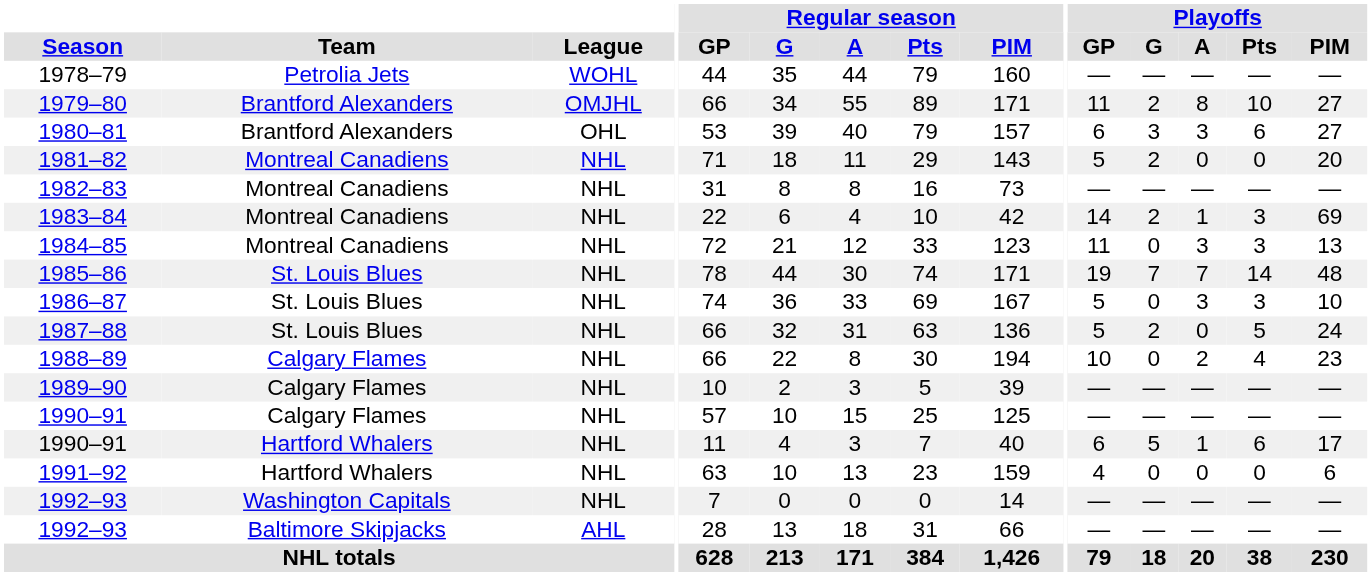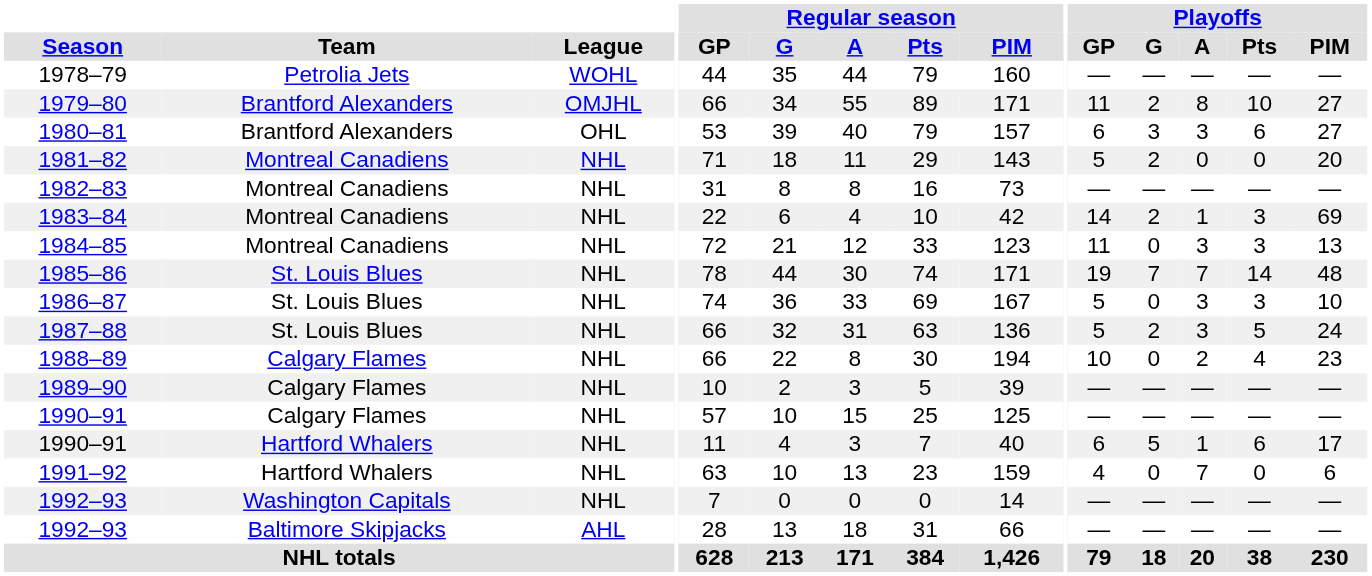(1202, 330) 0 -> (1202, 330) 3
(1202, 472) 0 -> (1202, 472) 7
